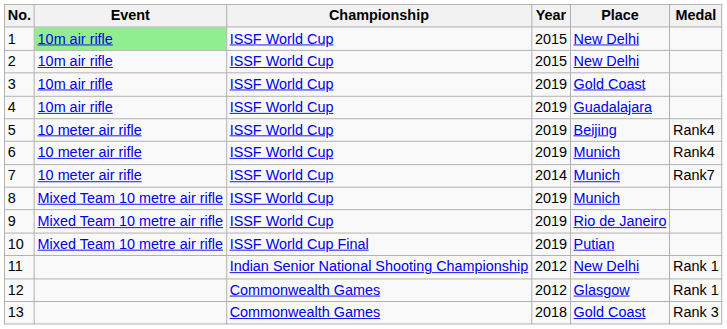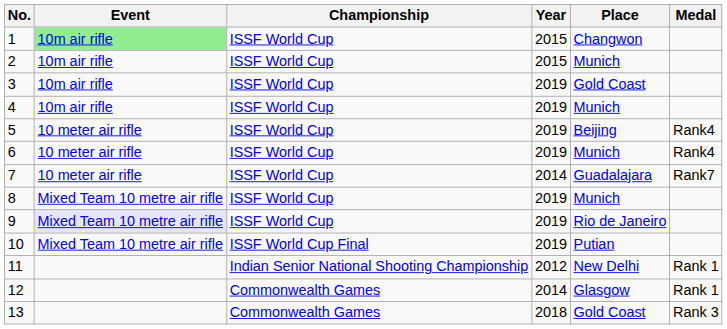(606, 38) New Delhi -> (608, 38) Changwon
(606, 61) New Delhi -> (597, 61) Munich
(613, 107) Guadalajara -> (597, 107) Munich
(597, 175) Munich -> (613, 175) Guadalajara
(130, 221) no background -> (130, 221) lavender background
(551, 289) 2012 -> (551, 289) 2014
